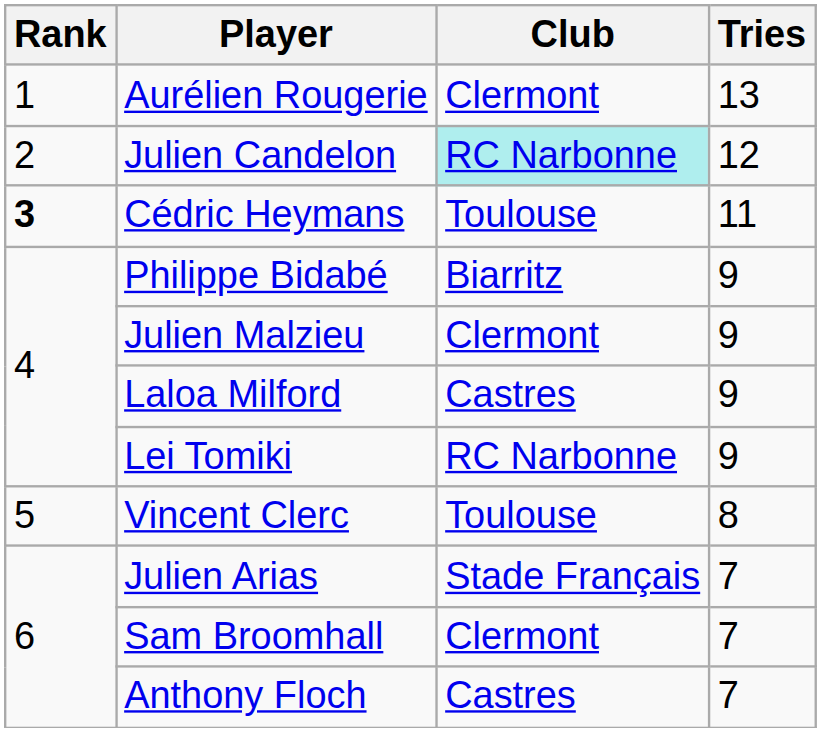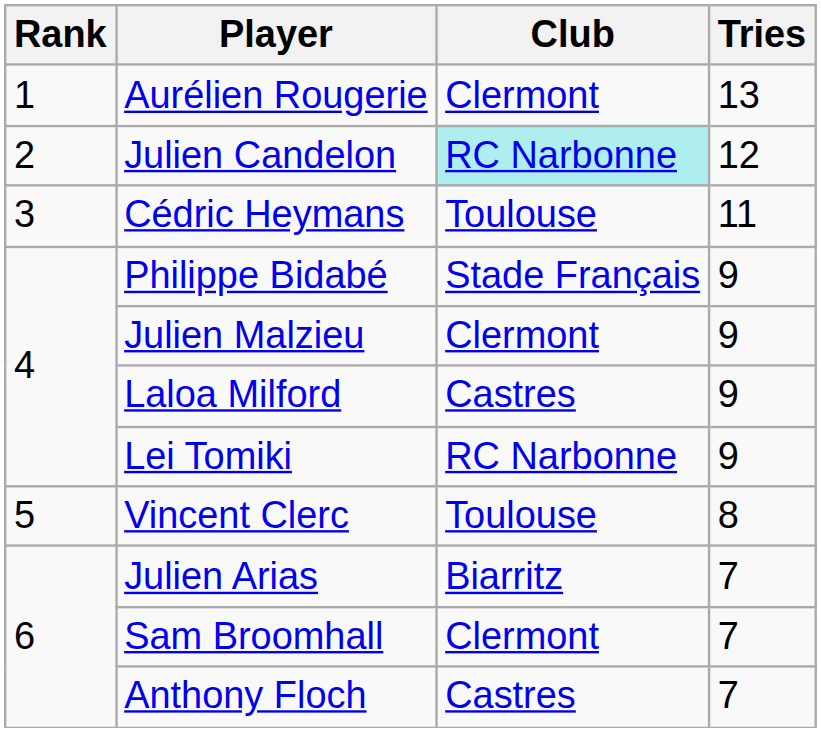(24, 214) bold -> (24, 214) normal
(504, 275) Biarritz -> (573, 275) Stade Français
(573, 575) Stade Français -> (504, 575) Biarritz
